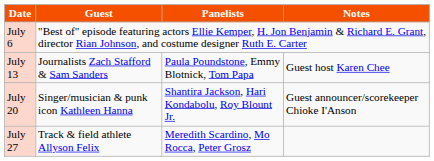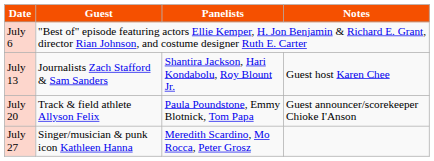(222, 67) Paula Poundstone, Emmy Blotnick, Tom Papa -> (218, 74) Shantira Jackson, Hari Kondabolu, Roy Blount Jr.
(93, 104) Singer/musician & punk icon Kathleen Hanna -> (85, 110) Track & field athlete Allyson Felix
(218, 104) Shantira Jackson, Hari Kondabolu, Roy Blount Jr. -> (222, 110) Paula Poundstone, Emmy Blotnick, Tom Papa
(85, 141) Track & field athlete Allyson Felix -> (93, 141) Singer/musician & punk icon Kathleen Hanna
